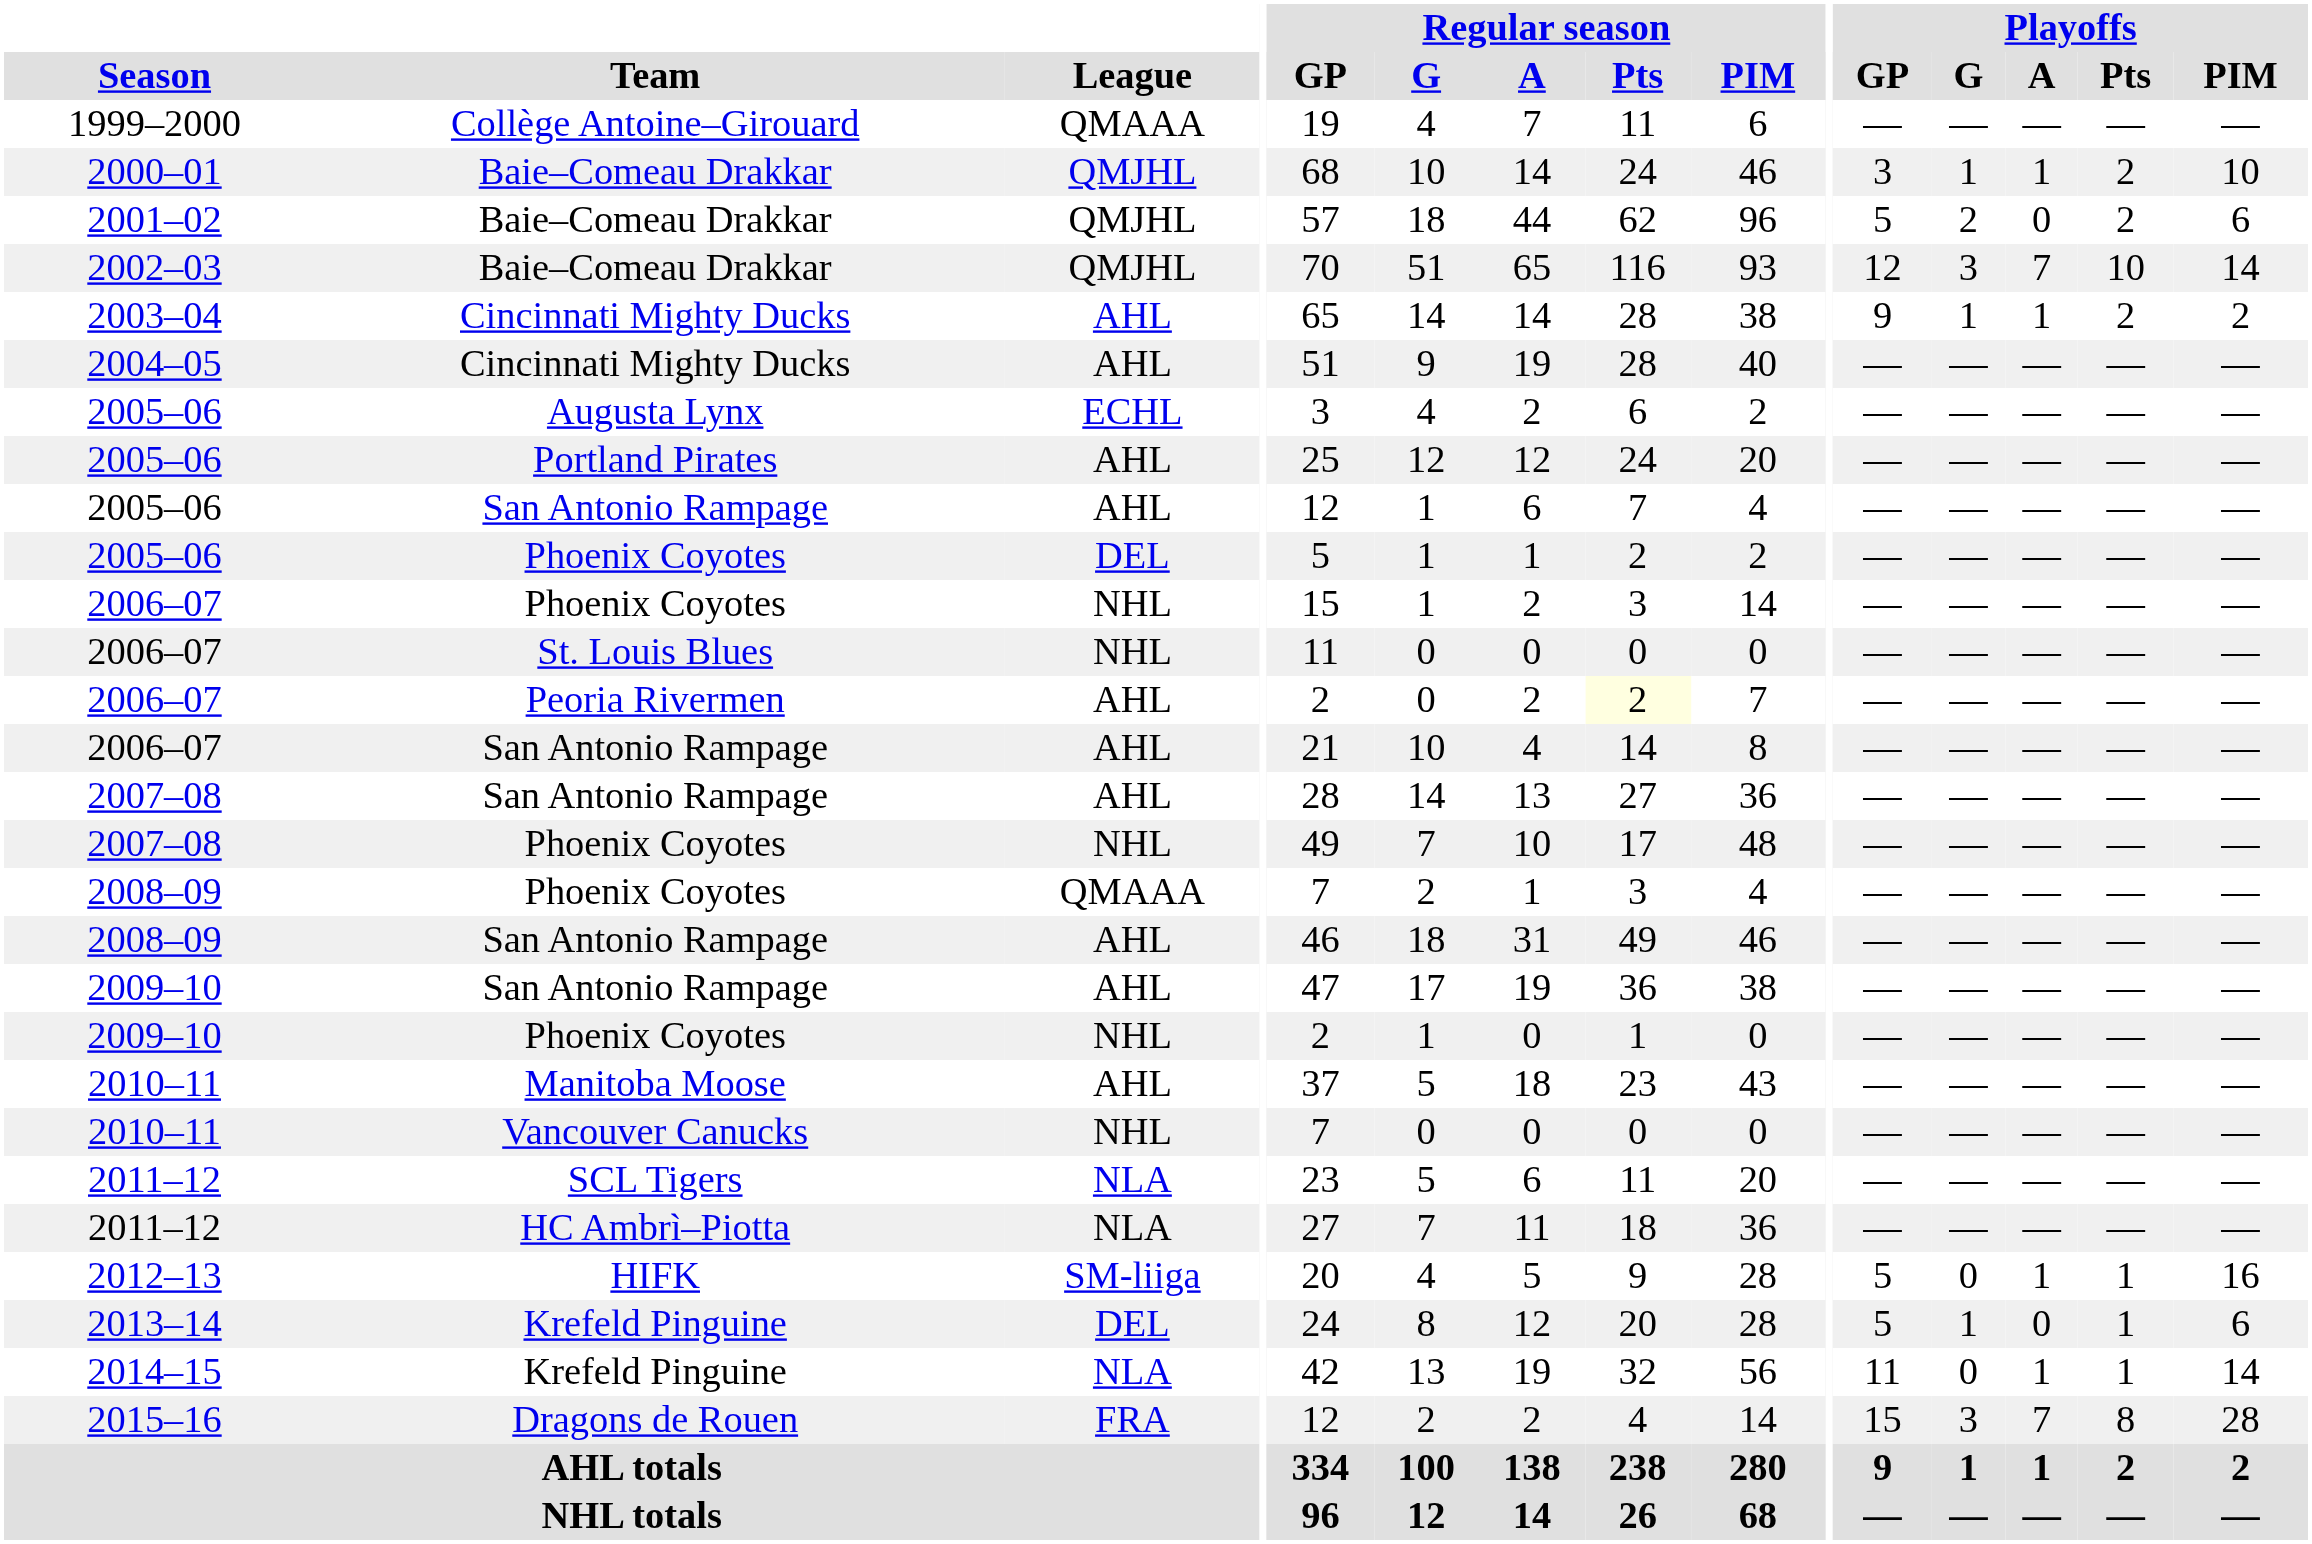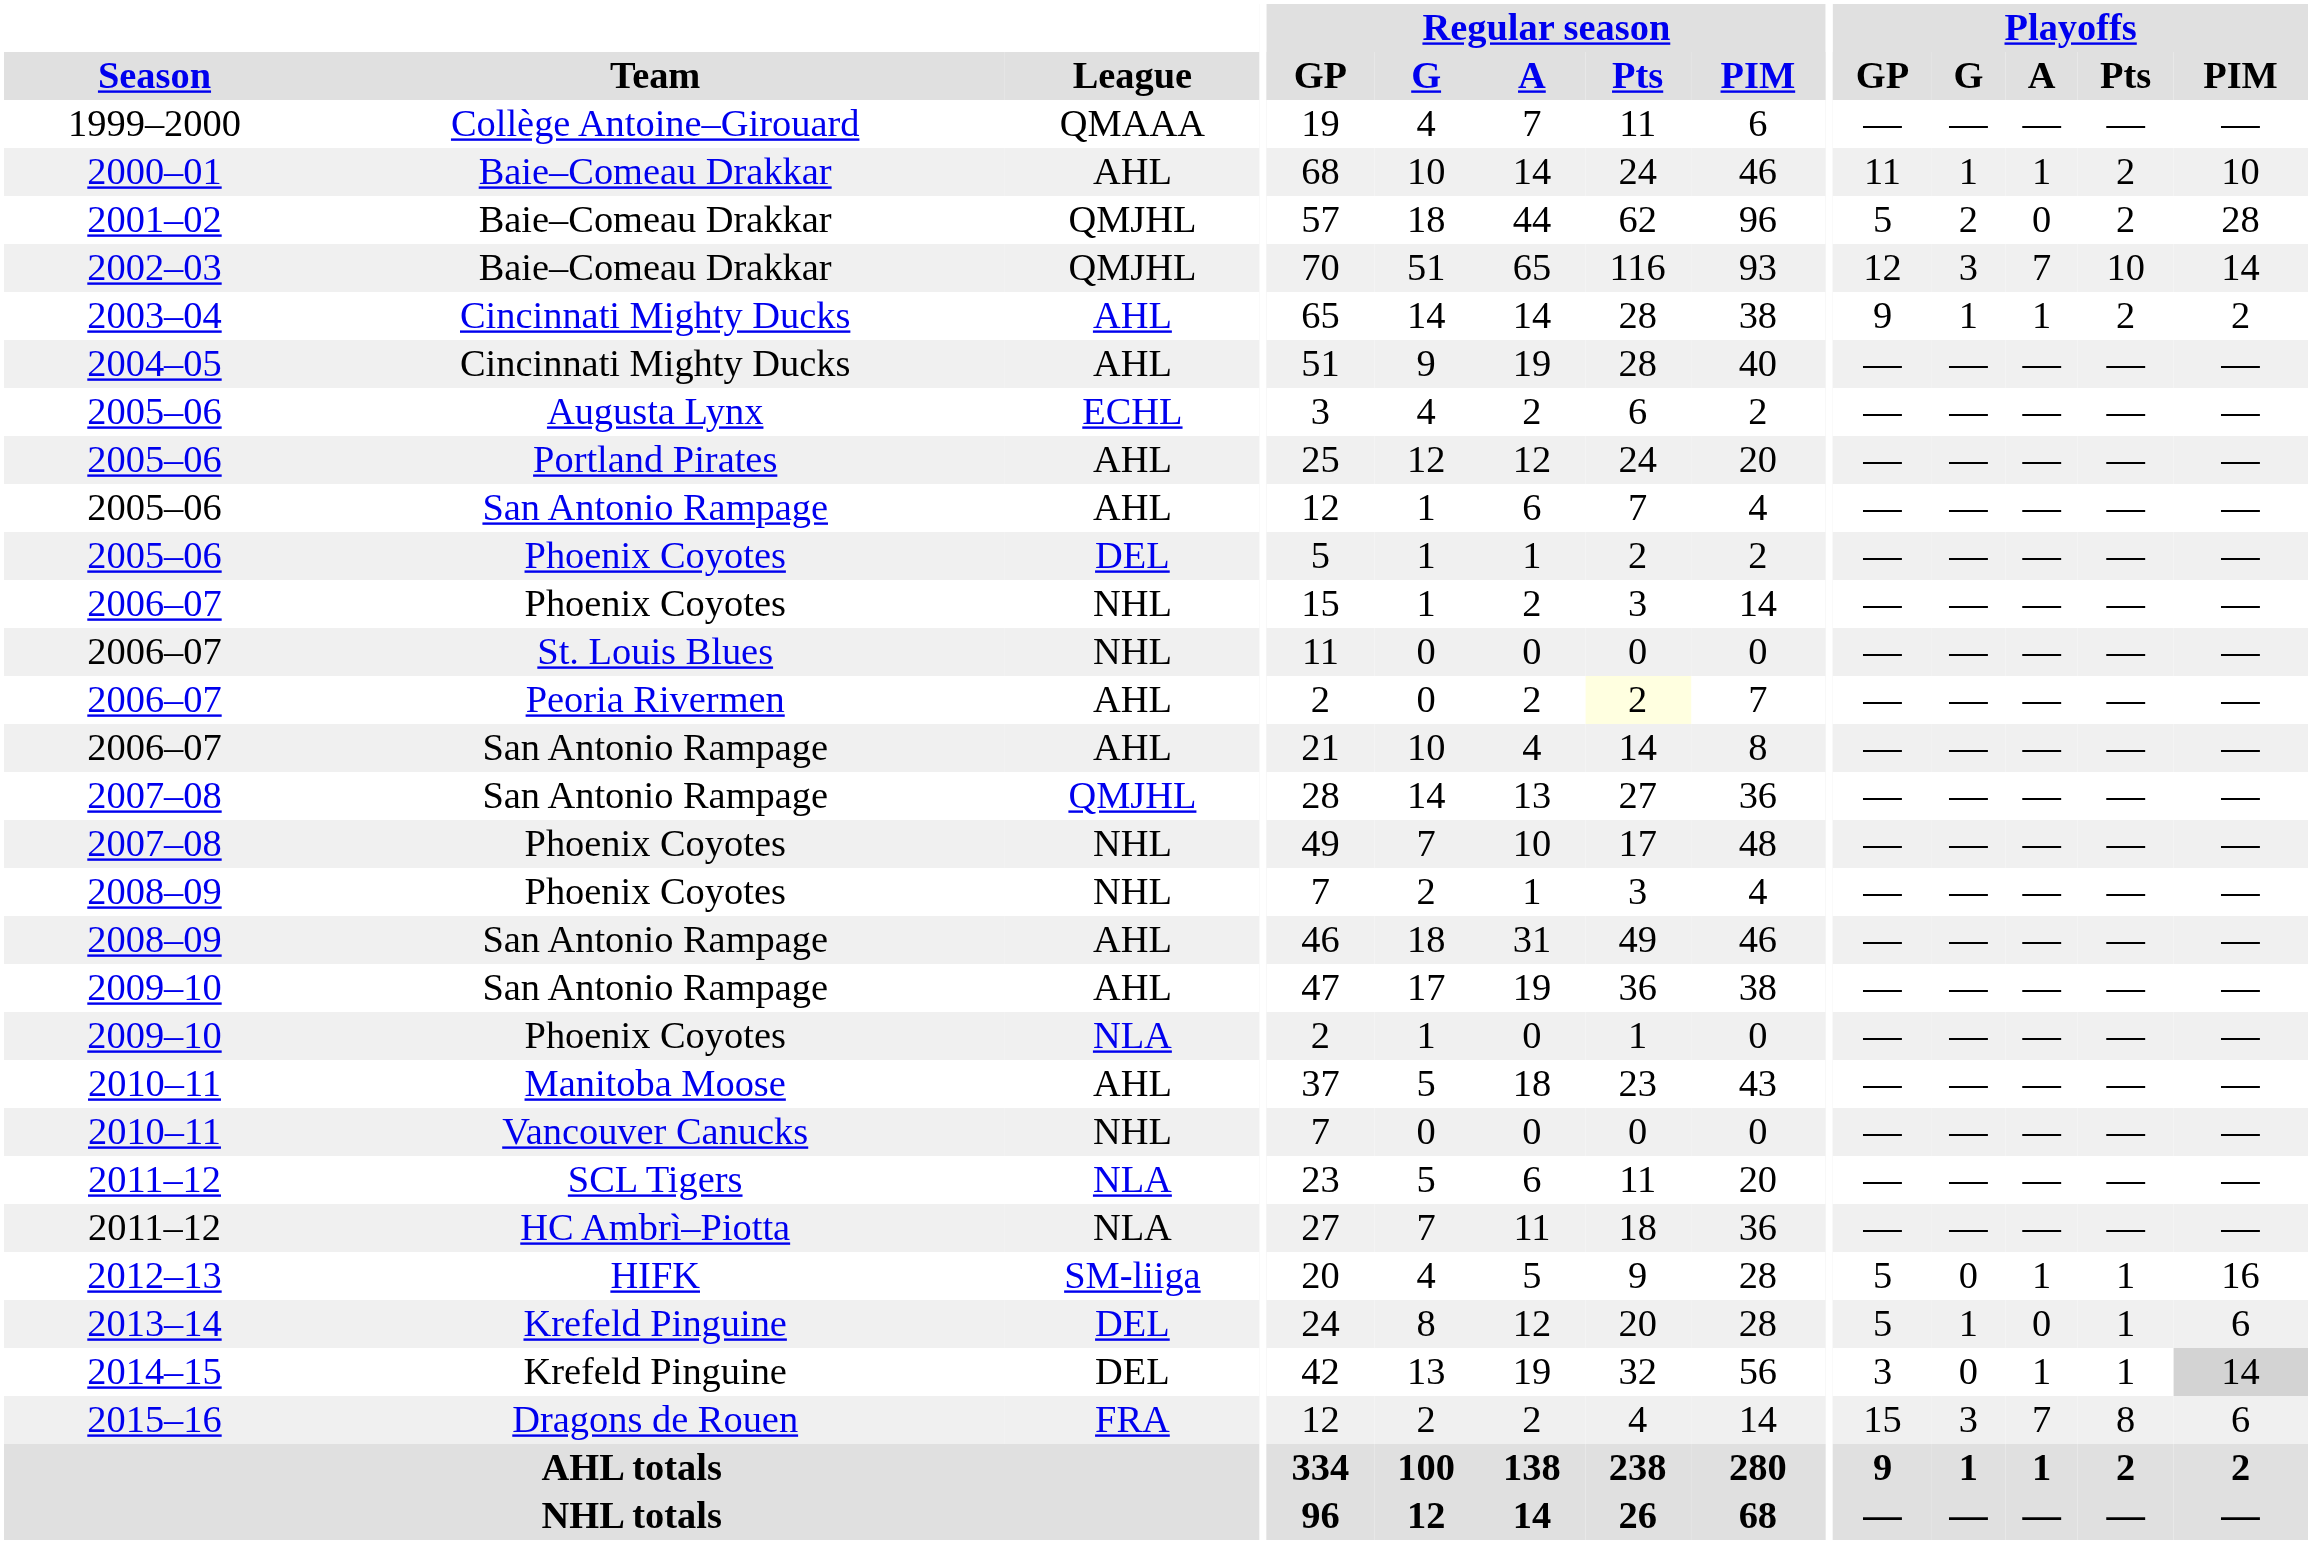(1132, 171) QMJHL -> (1132, 171) AHL
(1883, 171) 3 -> (1883, 171) 11
(2241, 219) 6 -> (2241, 219) 28
(1132, 795) AHL -> (1132, 795) QMJHL
(1132, 891) QMAAA -> (1132, 891) NHL
(1132, 1035) NHL -> (1132, 1035) NLA
(1132, 1371) NLA -> (1132, 1371) DEL
(1883, 1371) 11 -> (1883, 1371) 3
(2241, 1371) no background -> (2241, 1371) lightgrey background
(2241, 1419) 28 -> (2241, 1419) 6
